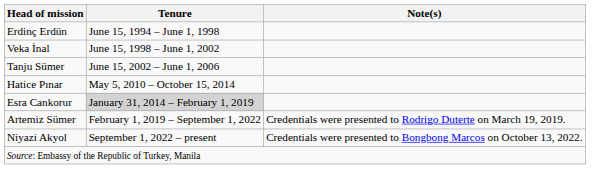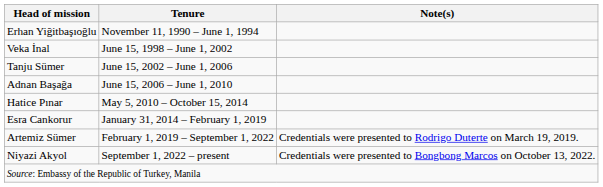+ row: (52, 31)
- row: (37, 31)
+ row: (39, 84)
(171, 102) lightgrey background -> (184, 119) no background
